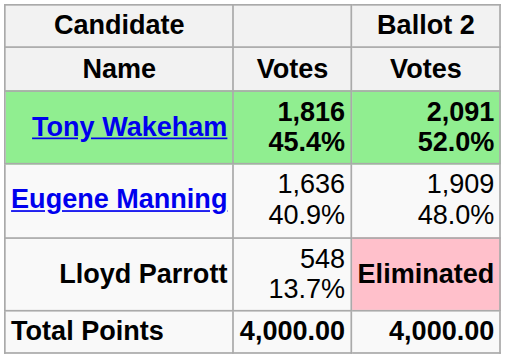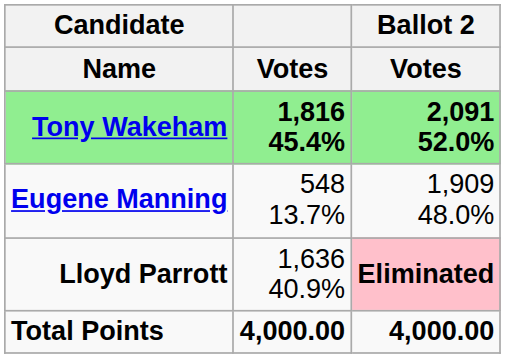(307, 200) 1,636 40.9% -> (307, 200) 548 13.7%
(307, 273) 548 13.7% -> (307, 273) 1,636 40.9%
